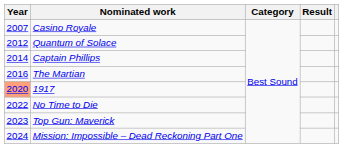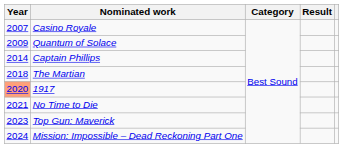(17, 43) 2012 -> (17, 43) 2009
(17, 74) 2016 -> (17, 74) 2018
(17, 105) 2022 -> (17, 105) 2021
